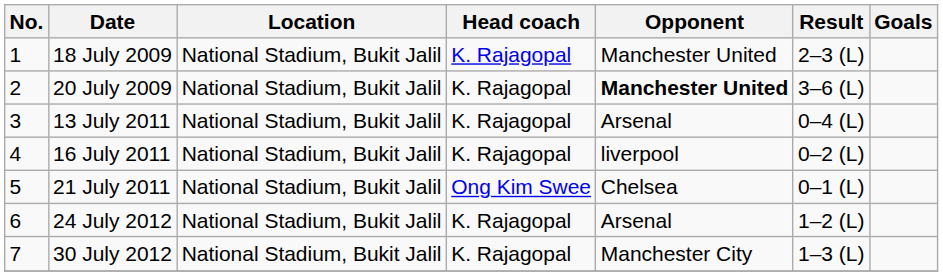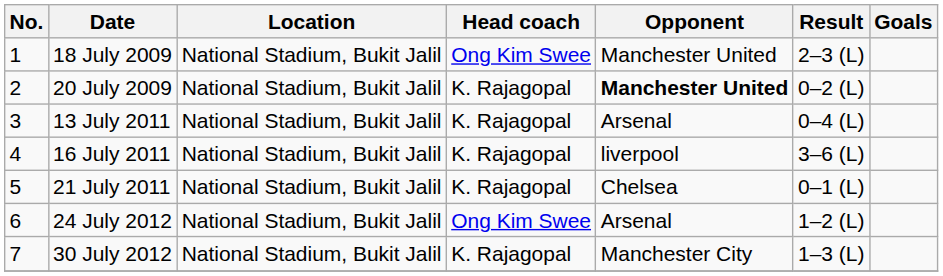(511, 55) K. Rajagopal -> (521, 55) Ong Kim Swee
(831, 88) 3–6 (L) -> (831, 88) 0–2 (L)
(831, 154) 0–2 (L) -> (831, 154) 3–6 (L)
(521, 188) Ong Kim Swee -> (511, 188) K. Rajagopal
(511, 221) K. Rajagopal -> (521, 221) Ong Kim Swee
